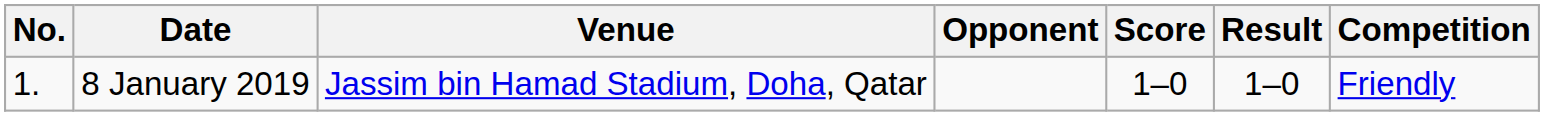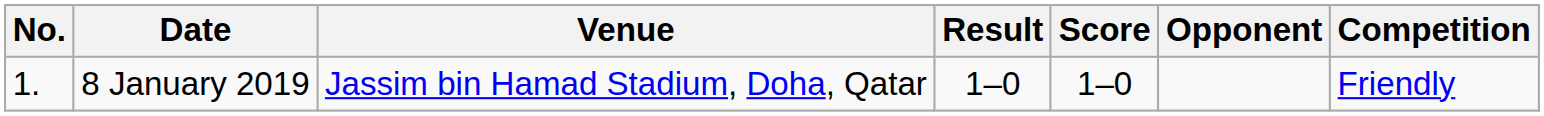columns swapped: (1020, 30) <-> (1272, 30)
